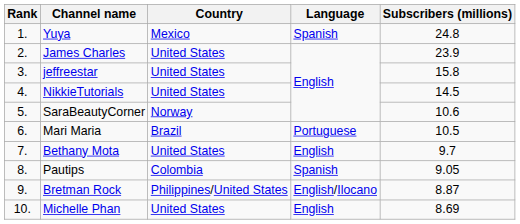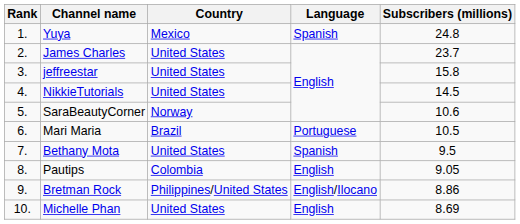(447, 53) 23.9 -> (447, 53) 23.7
(314, 151) English -> (316, 151) Spanish
(447, 151) 9.7 -> (447, 151) 9.5
(316, 170) Spanish -> (314, 170) English
(447, 190) 8.87 -> (447, 190) 8.86
